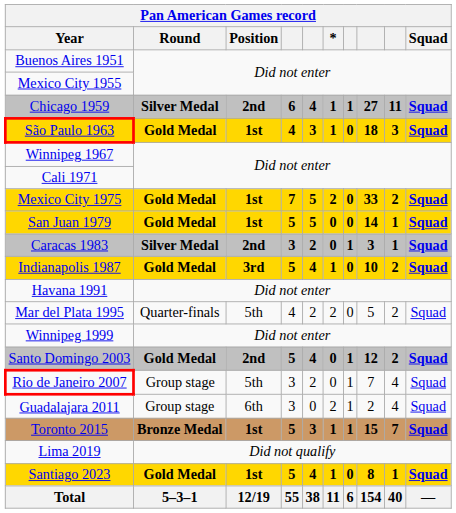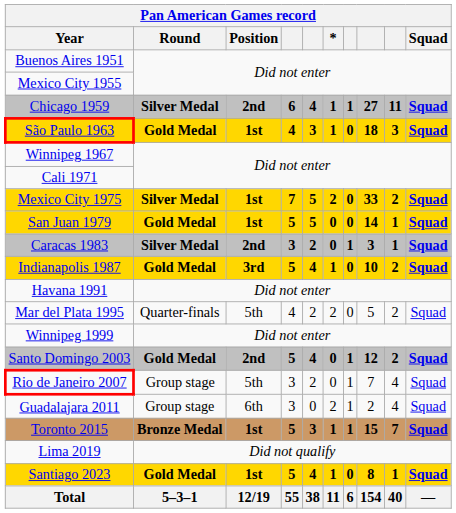(180, 200) Gold Medal -> (180, 200) Silver Medal
